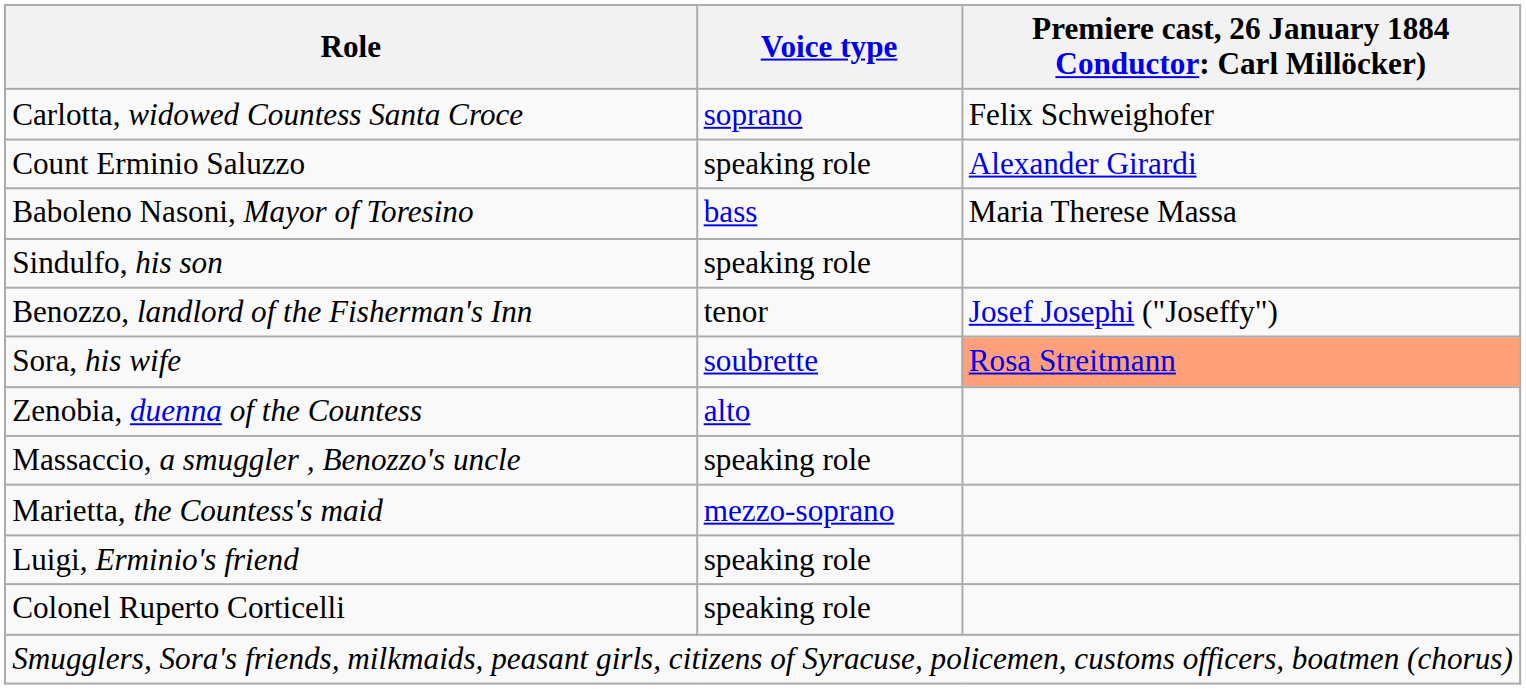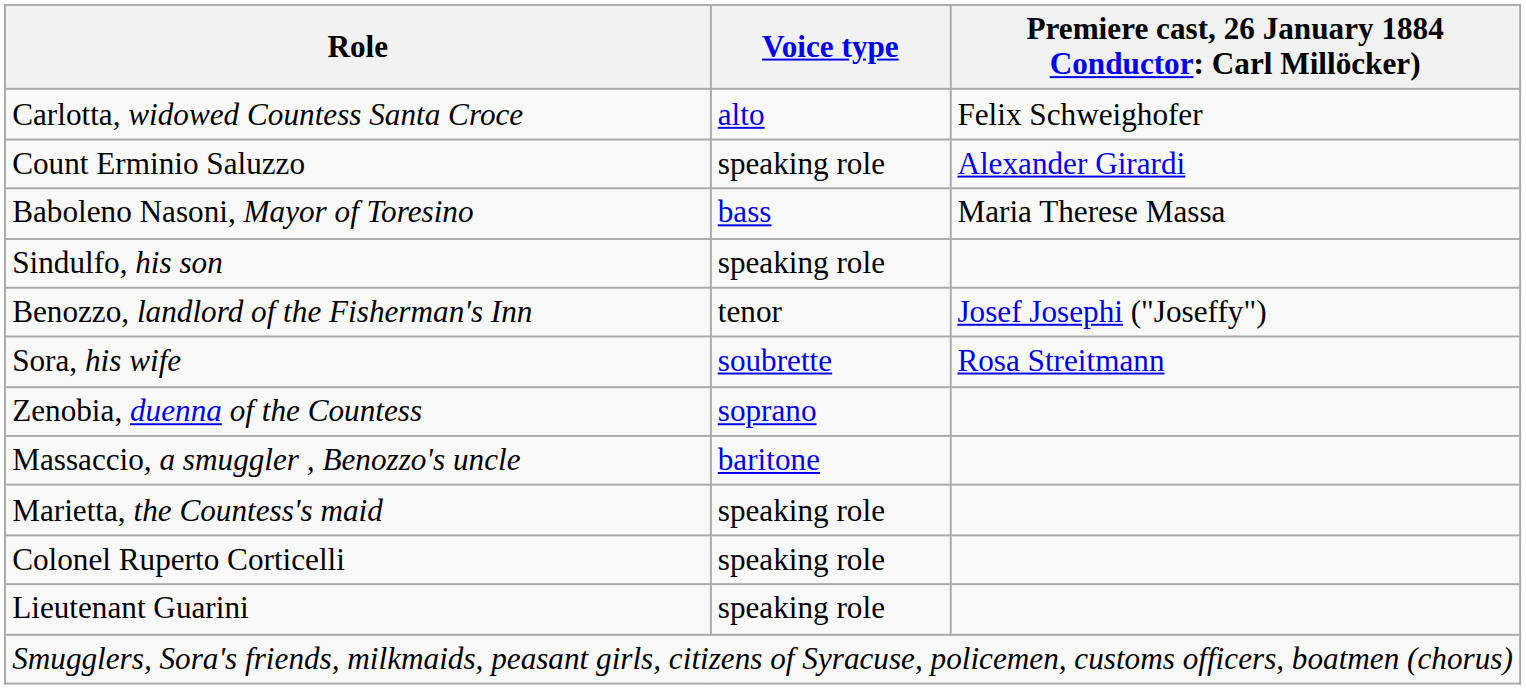(753, 113) soprano -> (741, 113) alto
(1072, 361) lightsalmon background -> (1061, 361) no background
(727, 410) alto -> (767, 410) soprano
(787, 460) speaking role -> (769, 460) baritone
(799, 509) mezzo-soprano -> (801, 509) speaking role
- row: (155, 559)
+ row: (130, 608)
